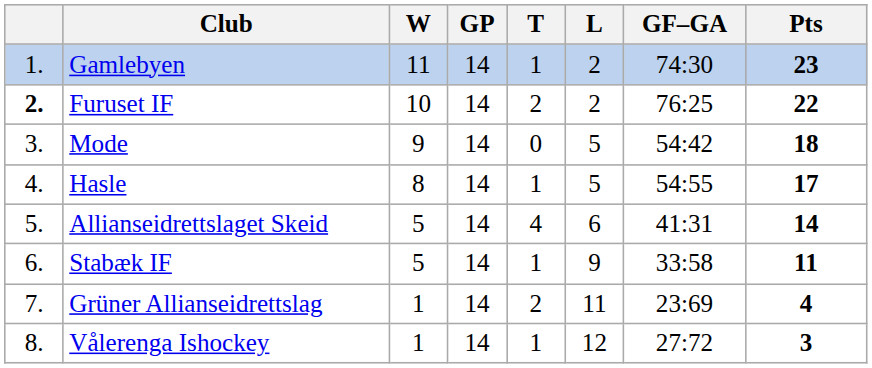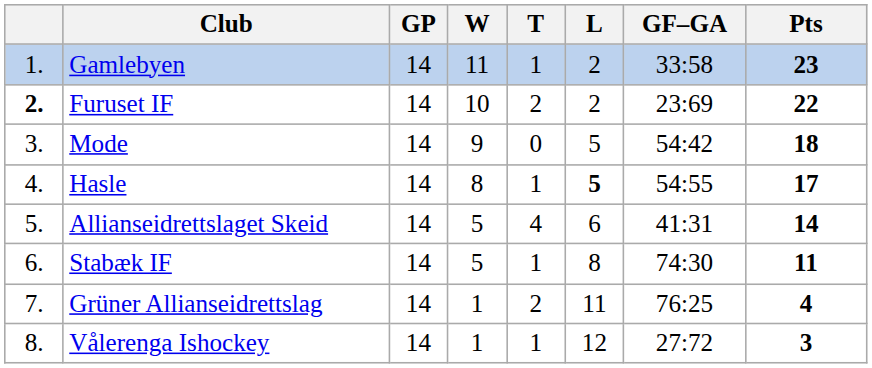columns swapped: (477, 24) <-> (418, 24)
(684, 64) 74:30 -> (684, 64) 33:58
(684, 104) 76:25 -> (684, 104) 23:69
(594, 183) normal -> (594, 183) bold
(594, 263) 9 -> (594, 263) 8
(684, 263) 33:58 -> (684, 263) 74:30
(684, 303) 23:69 -> (684, 303) 76:25
